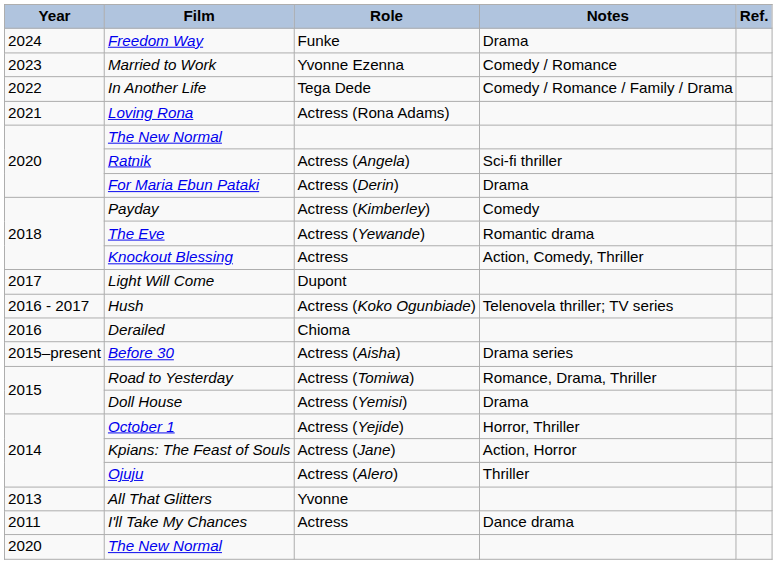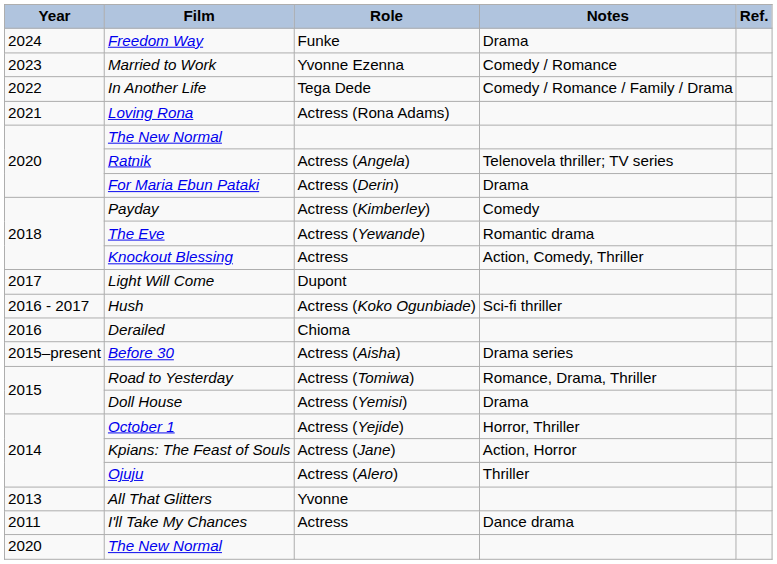(522, 161) Sci-fi thriller -> (578, 161) Telenovela thriller; TV series
(578, 305) Telenovela thriller; TV series -> (522, 305) Sci-fi thriller
